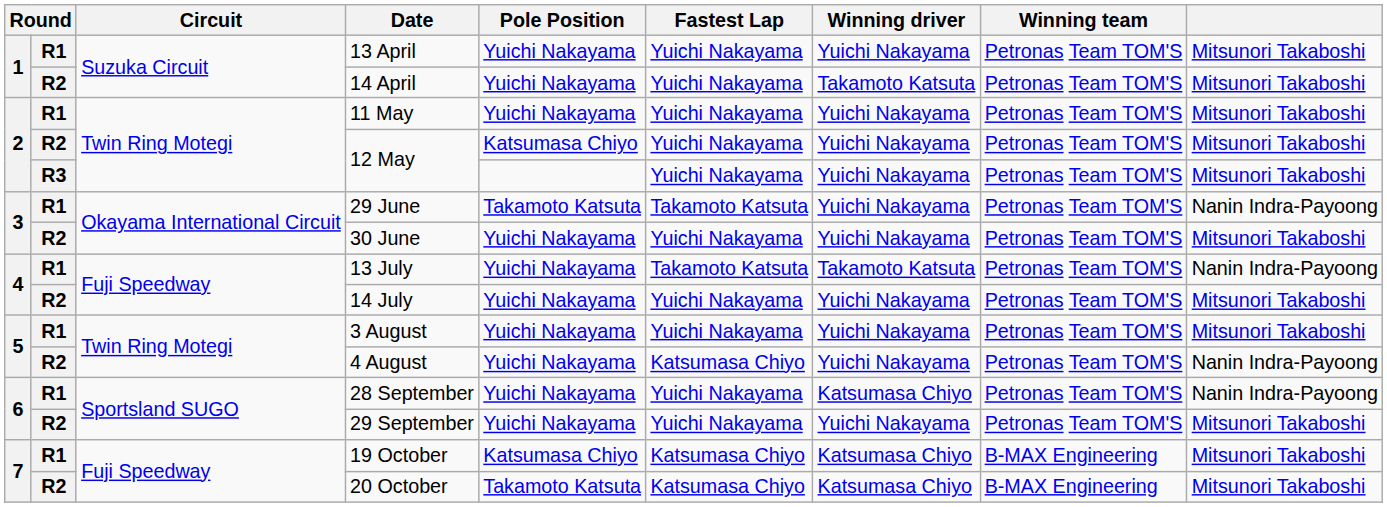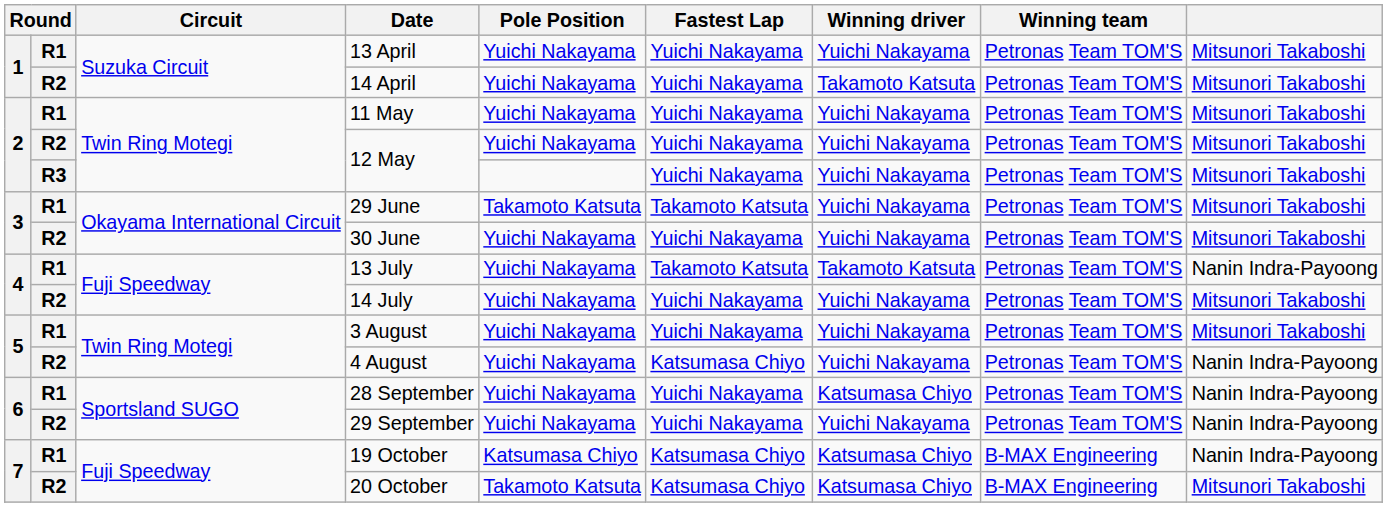(561, 144) Katsumasa Chiyo -> (559, 144) Yuichi Nakayama
(1285, 206) Nanin Indra-Payoong -> (1279, 206) Mitsunori Takaboshi
(1279, 424) Mitsunori Takaboshi -> (1285, 424) Nanin Indra-Payoong
(1279, 455) Mitsunori Takaboshi -> (1285, 455) Nanin Indra-Payoong
